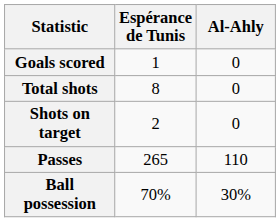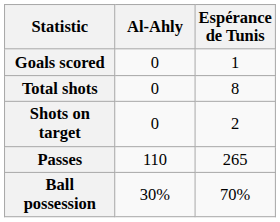columns swapped: (156, 26) <-> (236, 26)
